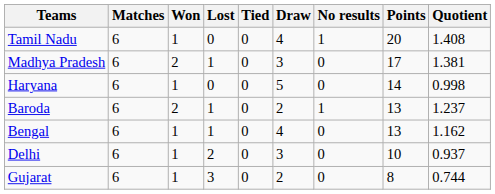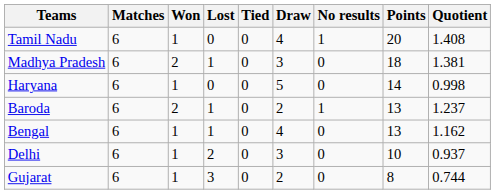(394, 62) 17 -> (394, 62) 18
